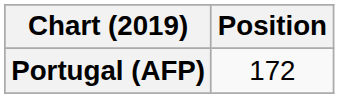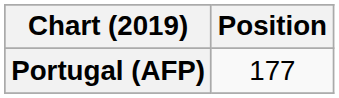(272, 70) 172 -> (272, 70) 177
